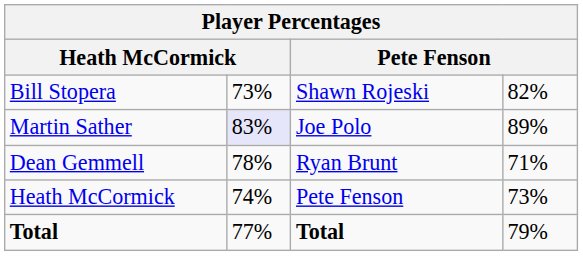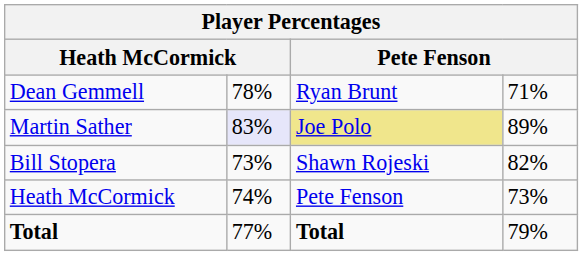rows swapped: (77, 162) <-> (63, 92)
(334, 127) no background -> (334, 127) khaki background
